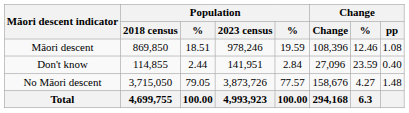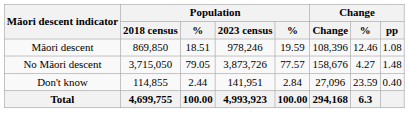rows swapped: (62, 82) <-> (62, 64)
